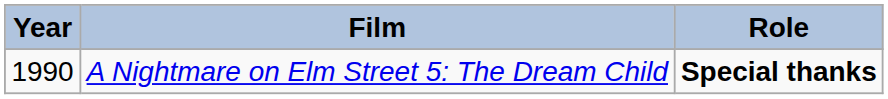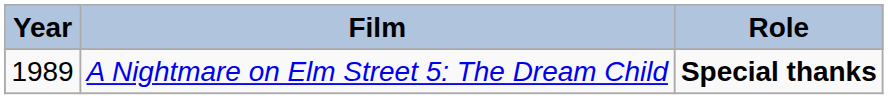(43, 72) 1990 -> (43, 72) 1989
